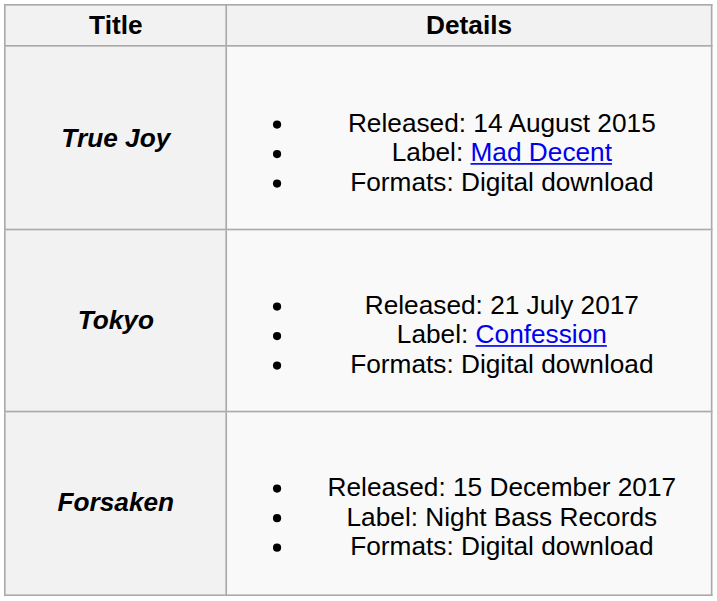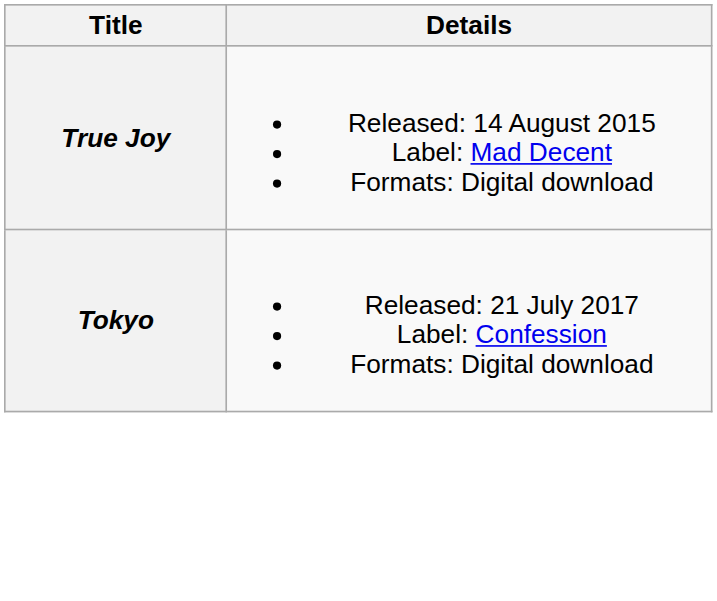- row: (116, 502)
